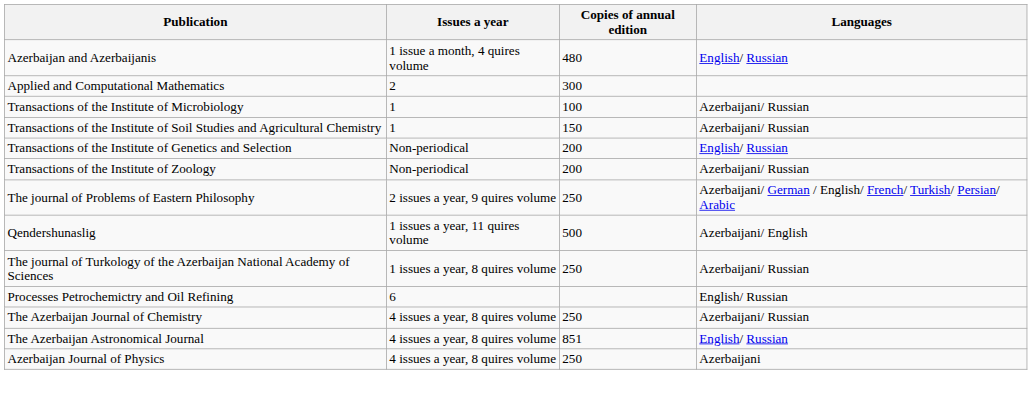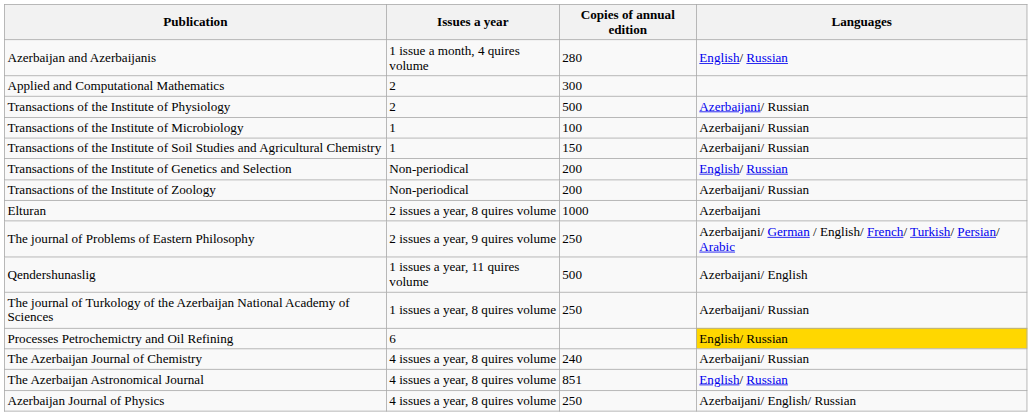(572, 57) 480 -> (572, 57) 280
+ row: (119, 106)
+ row: (27, 210)
(744, 296) no background -> (744, 338) gold background
(572, 317) 250 -> (572, 359) 240
(730, 359) Azerbaijani -> (778, 400) Azerbaijani/ English/ Russian
